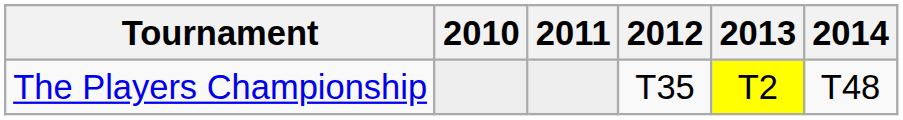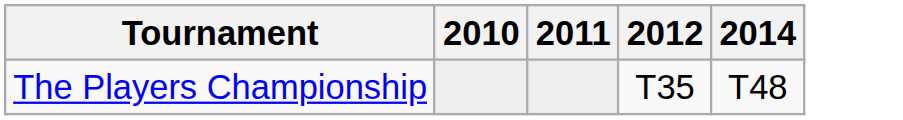- column: (758, 33)
